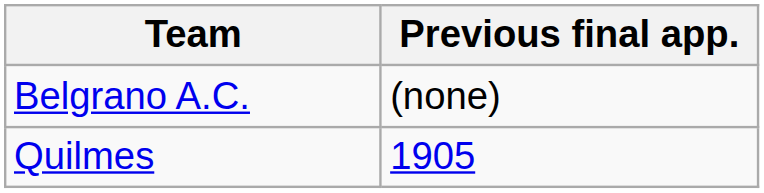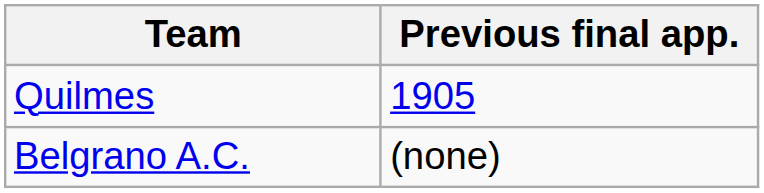rows swapped: (132, 95) <-> (84, 156)
